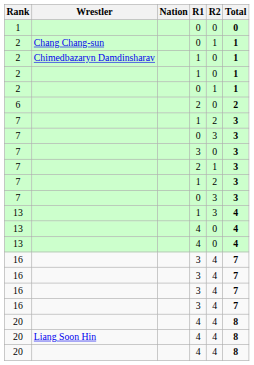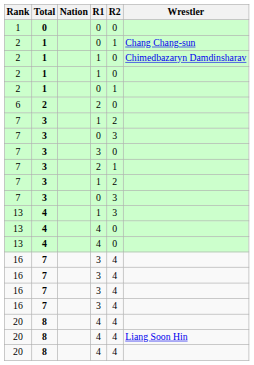columns swapped: (94, 12) <-> (236, 12)
